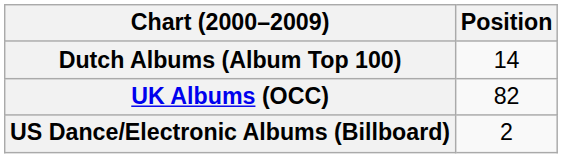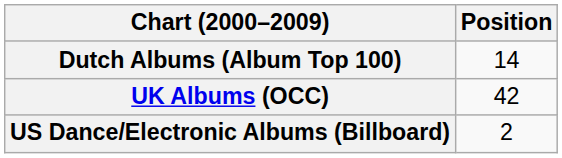(507, 96) 82 -> (507, 96) 42
